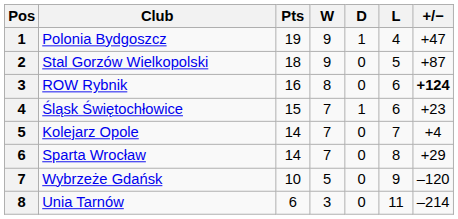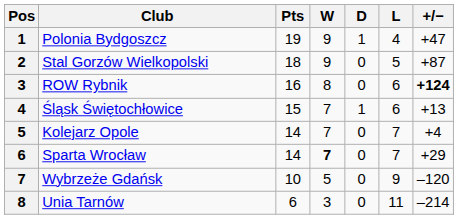(433, 109) +23 -> (433, 109) +13
(327, 156) normal -> (327, 156) bold
(396, 156) 8 -> (396, 156) 7
